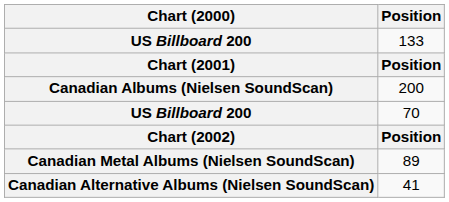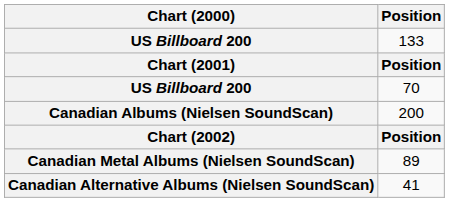rows swapped: (411, 88) <-> (411, 112)
